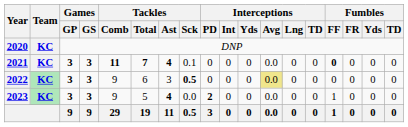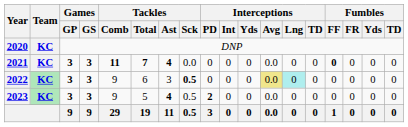(190, 63) 0.1 -> (190, 63) 0.0
(294, 79) no background -> (294, 79) paleturquoise background
(190, 96) 0.0 -> (190, 96) 0.5
(334, 96) 1 -> (334, 96) 0
